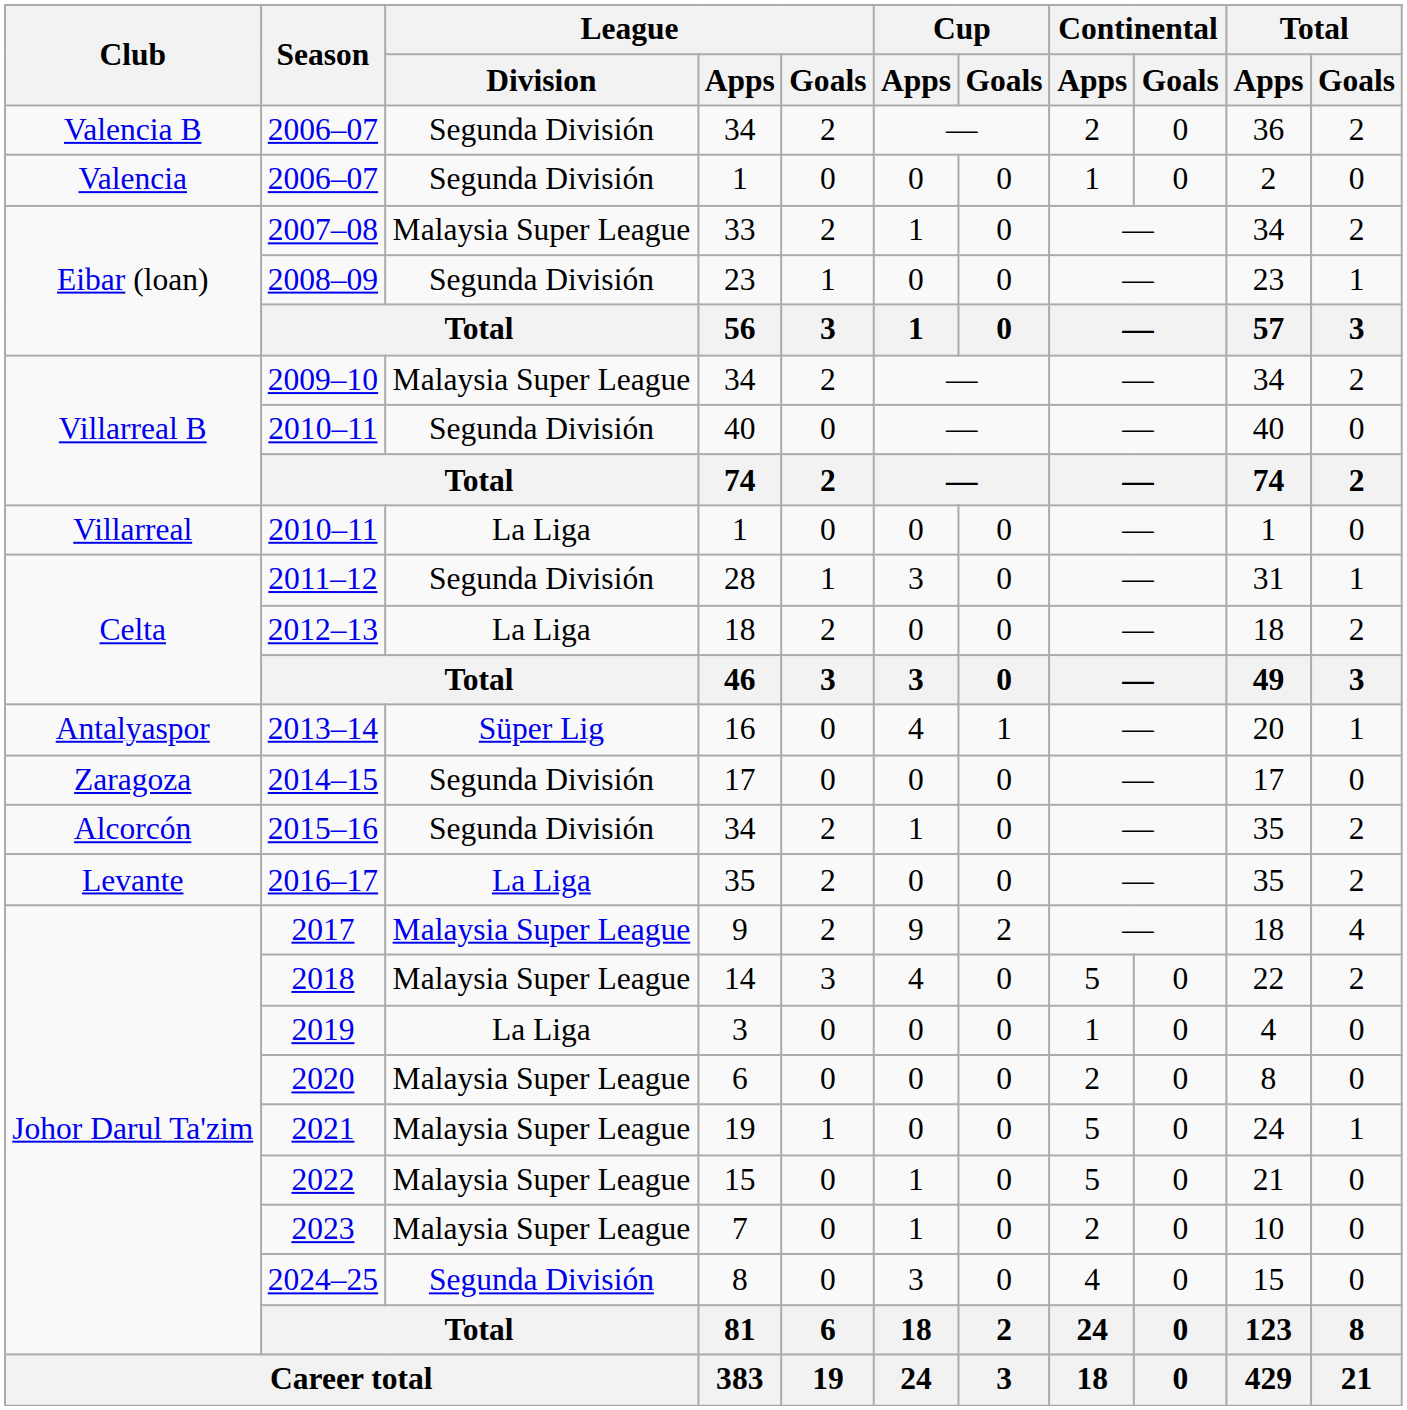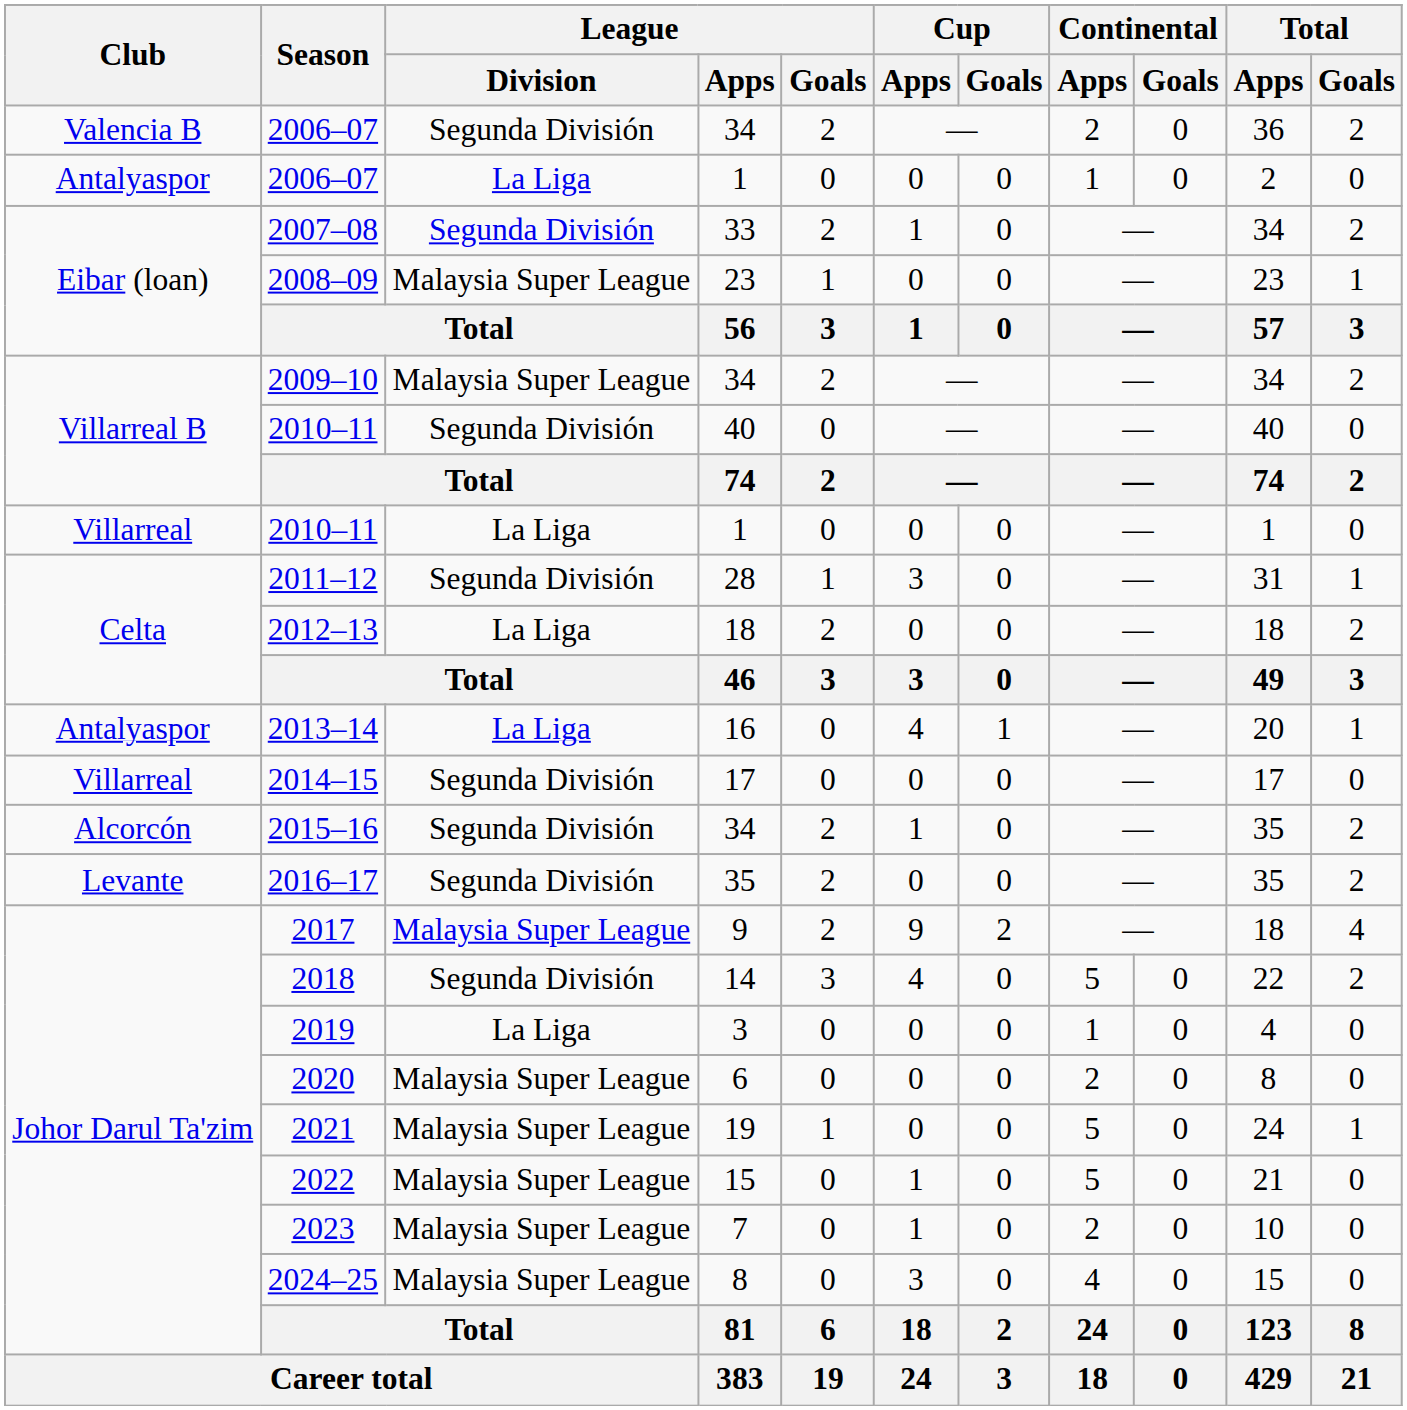(133, 179) Valencia -> (133, 179) Antalyaspor
(541, 179) Segunda División -> (541, 179) La Liga
(541, 229) Malaysia Super League -> (541, 229) Segunda División
(541, 279) Segunda División -> (541, 279) Malaysia Super League
(541, 729) Süper Lig -> (541, 729) La Liga
(133, 779) Zaragoza -> (133, 779) Villarreal
(541, 879) La Liga -> (541, 879) Segunda División
(541, 979) Malaysia Super League -> (541, 979) Segunda División
(541, 1279) Segunda División -> (541, 1279) Malaysia Super League
